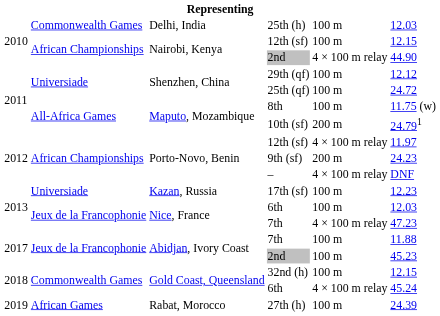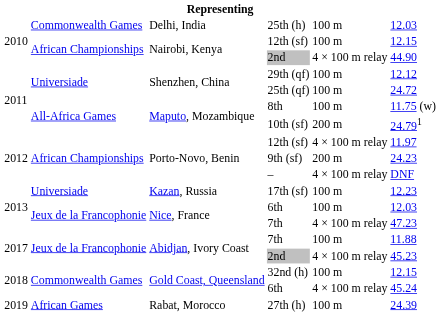(327, 256) 100 m -> (350, 256) 4 × 100 m relay
